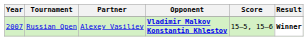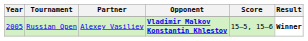(14, 26) 2007 -> (14, 26) 2005
